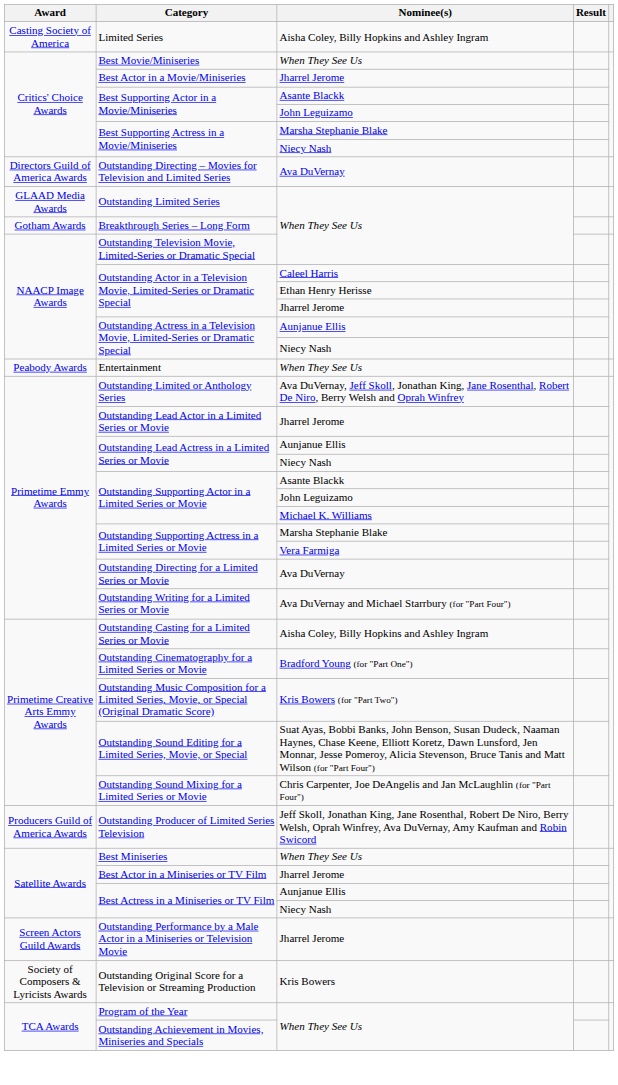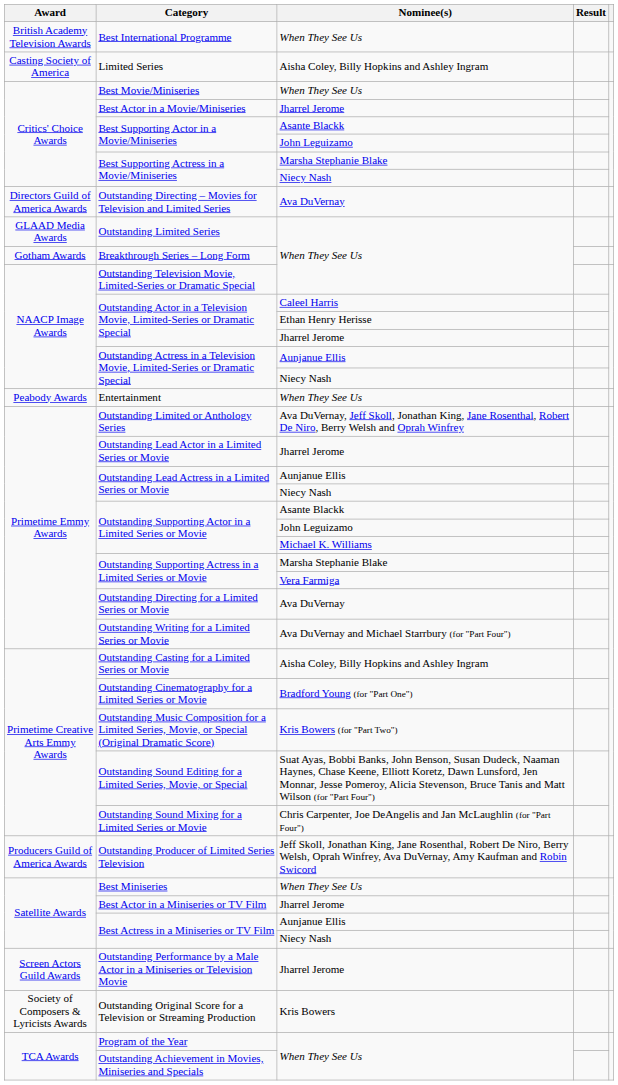+ row: (165, 36)
